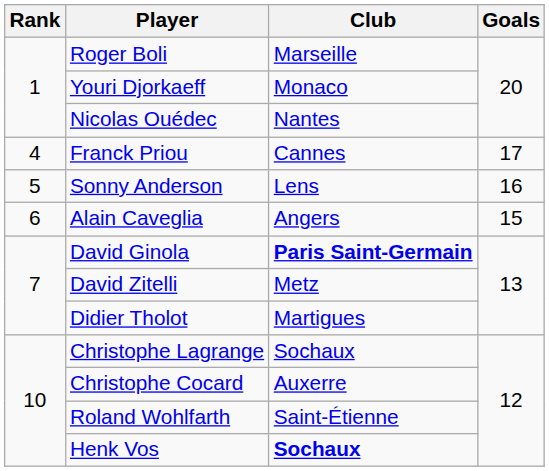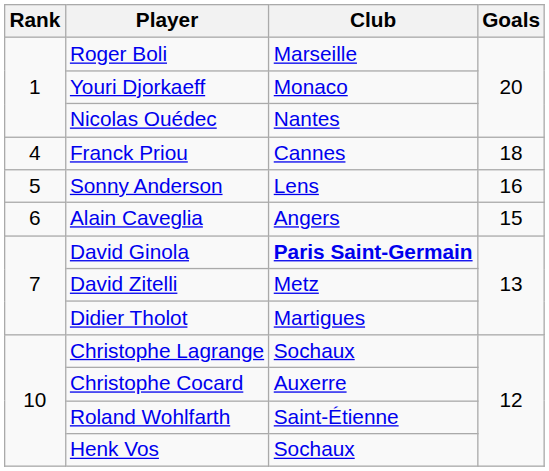(511, 152) 17 -> (511, 152) 18
(317, 449) bold -> (314, 449) normal
